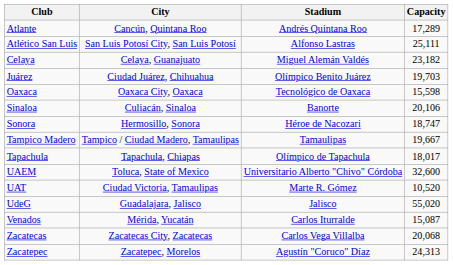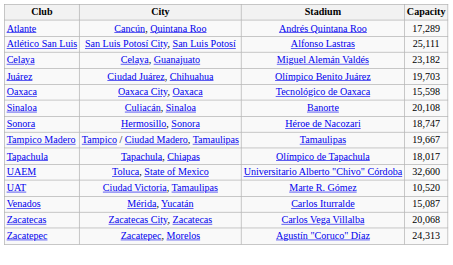(426, 108) 20,106 -> (426, 108) 20,108
- row: (19, 204)
